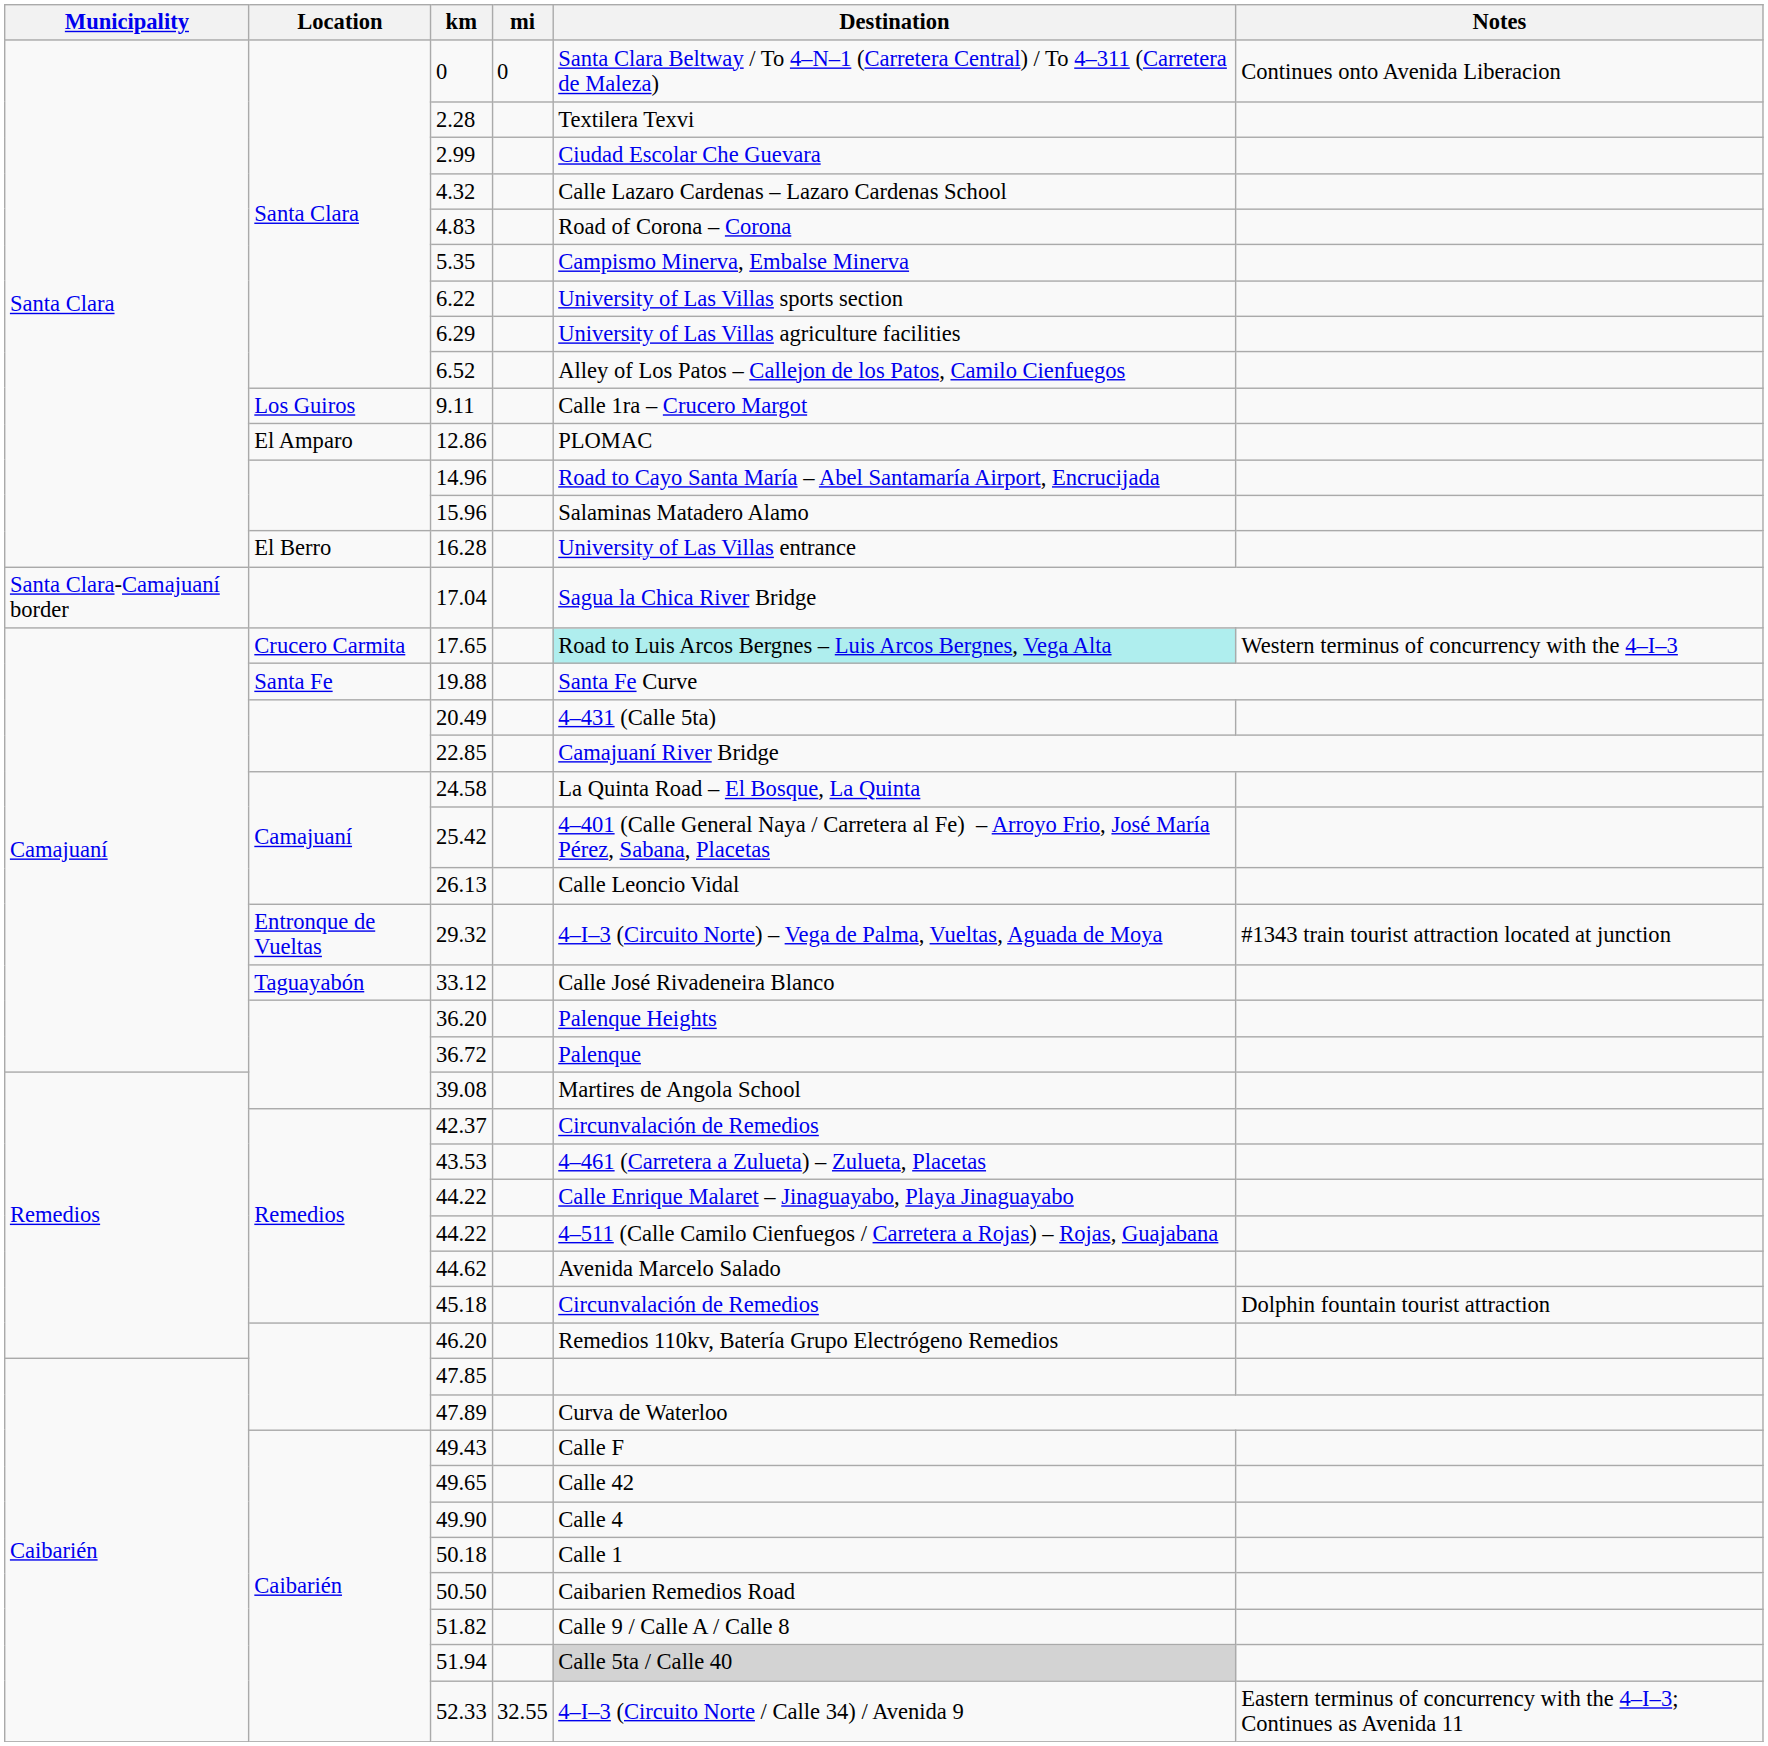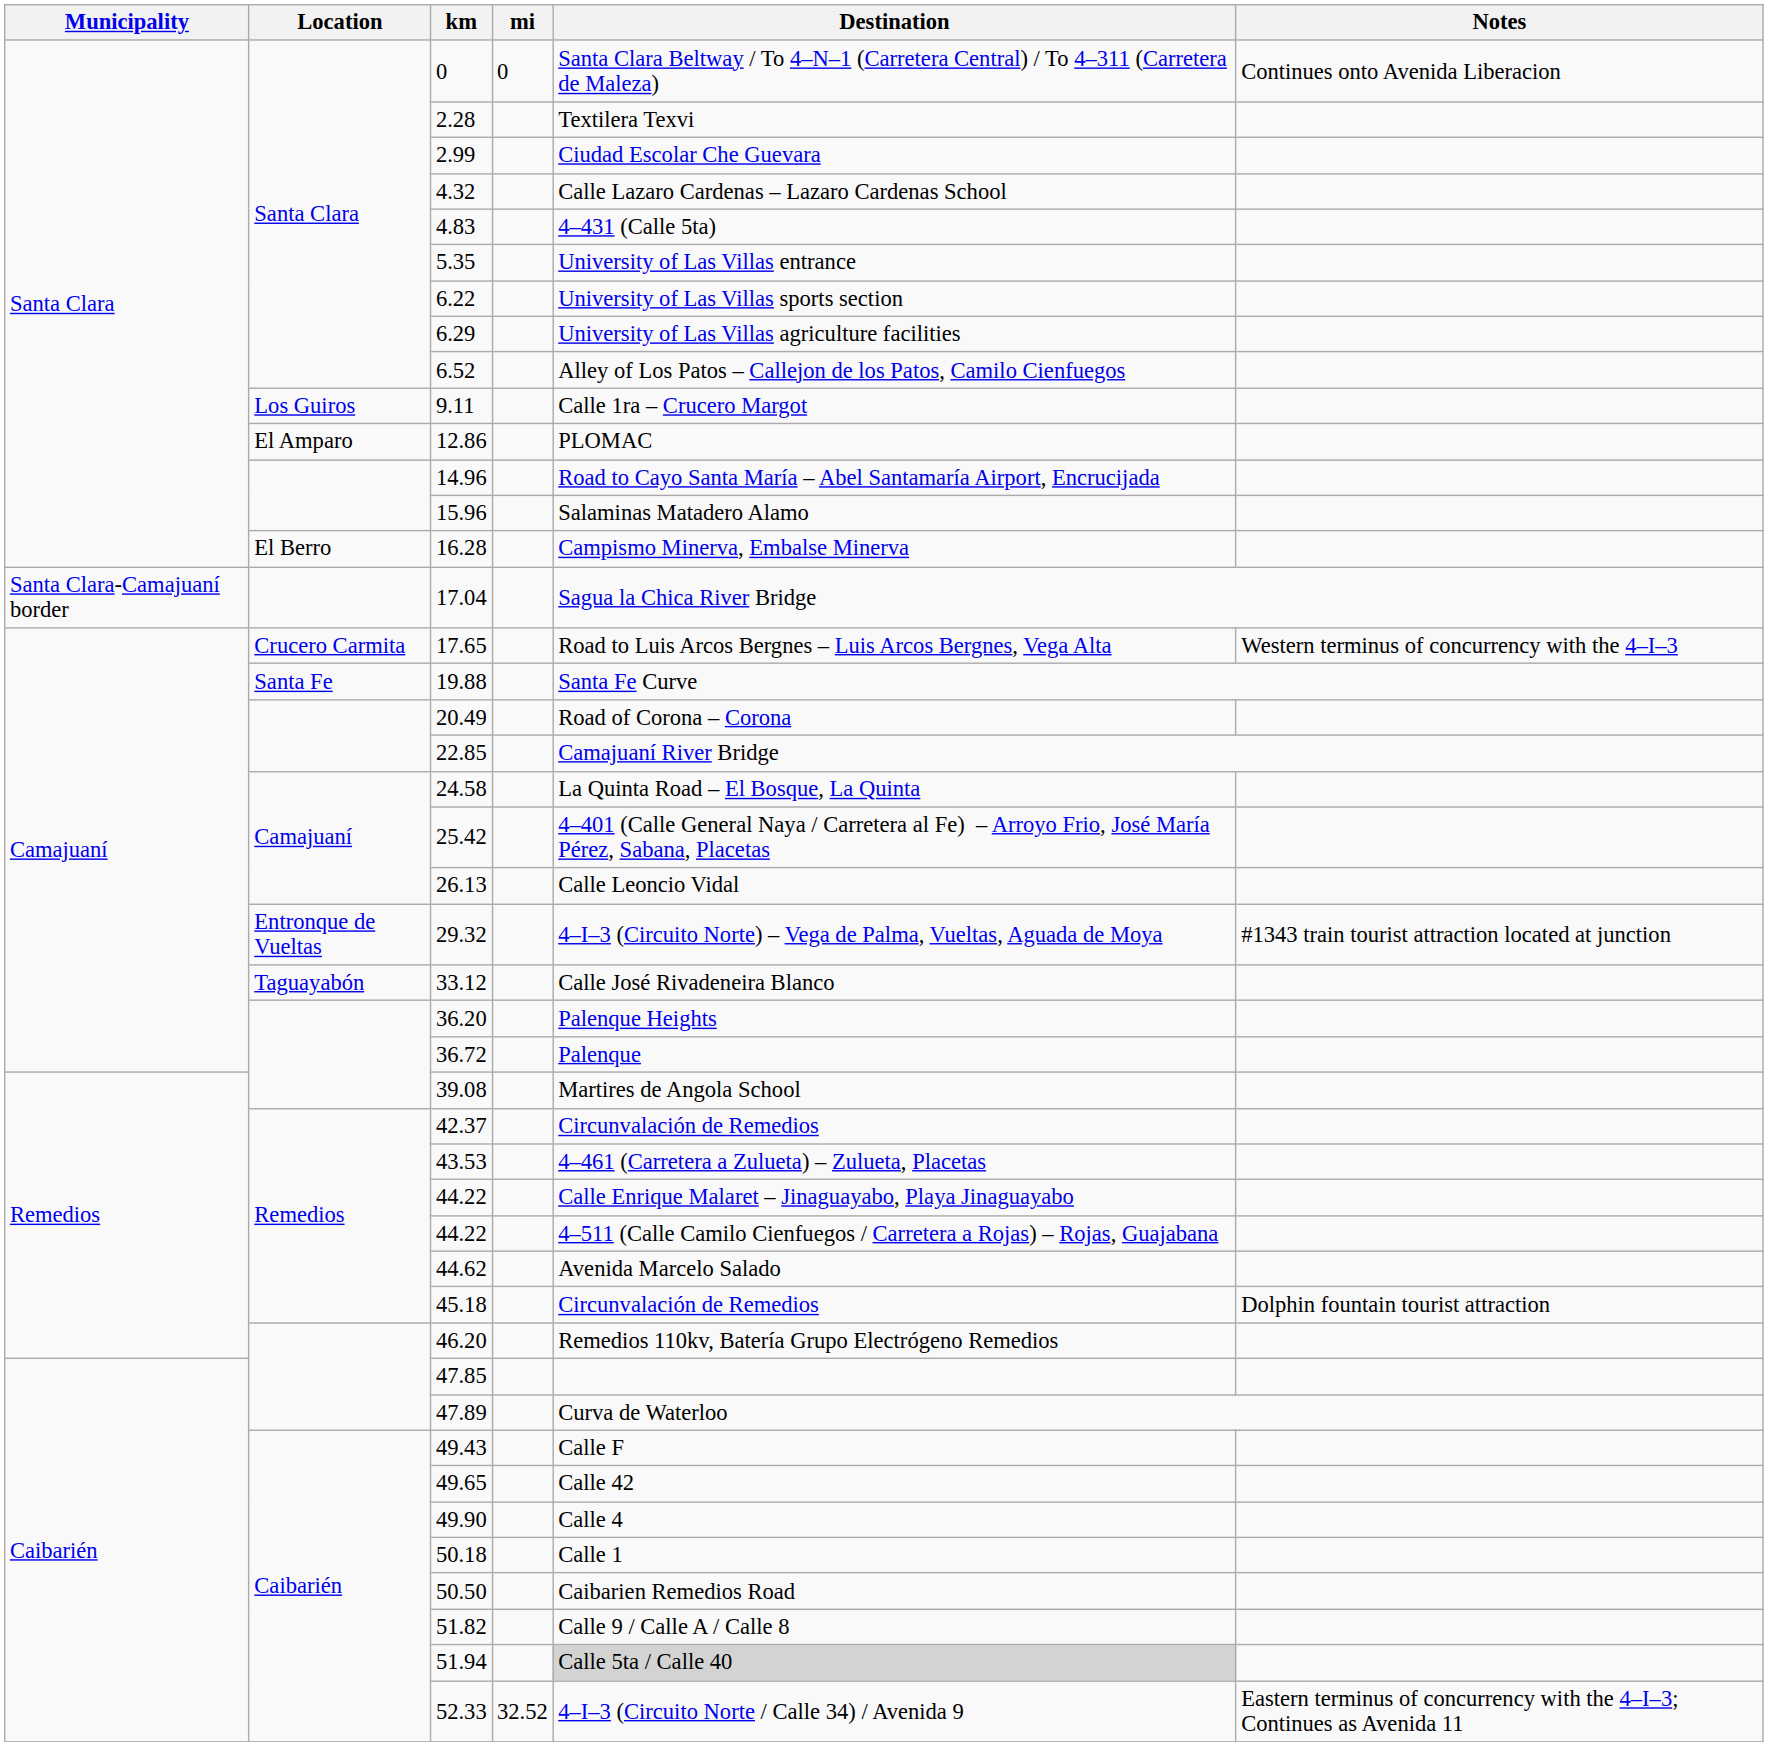(675, 226) Road of Corona – Corona -> (637, 226) 4–431 (Calle 5ta)
(734, 262) Campismo Minerva, Embalse Minerva -> (707, 262) University of Las Villas entrance
(707, 548) University of Las Villas entrance -> (734, 548) Campismo Minerva, Embalse Minerva
(835, 645) paleturquoise background -> (835, 645) no background
(637, 717) 4–431 (Calle 5ta) -> (675, 717) Road of Corona – Corona
(522, 1710) 32.55 -> (522, 1710) 32.52
